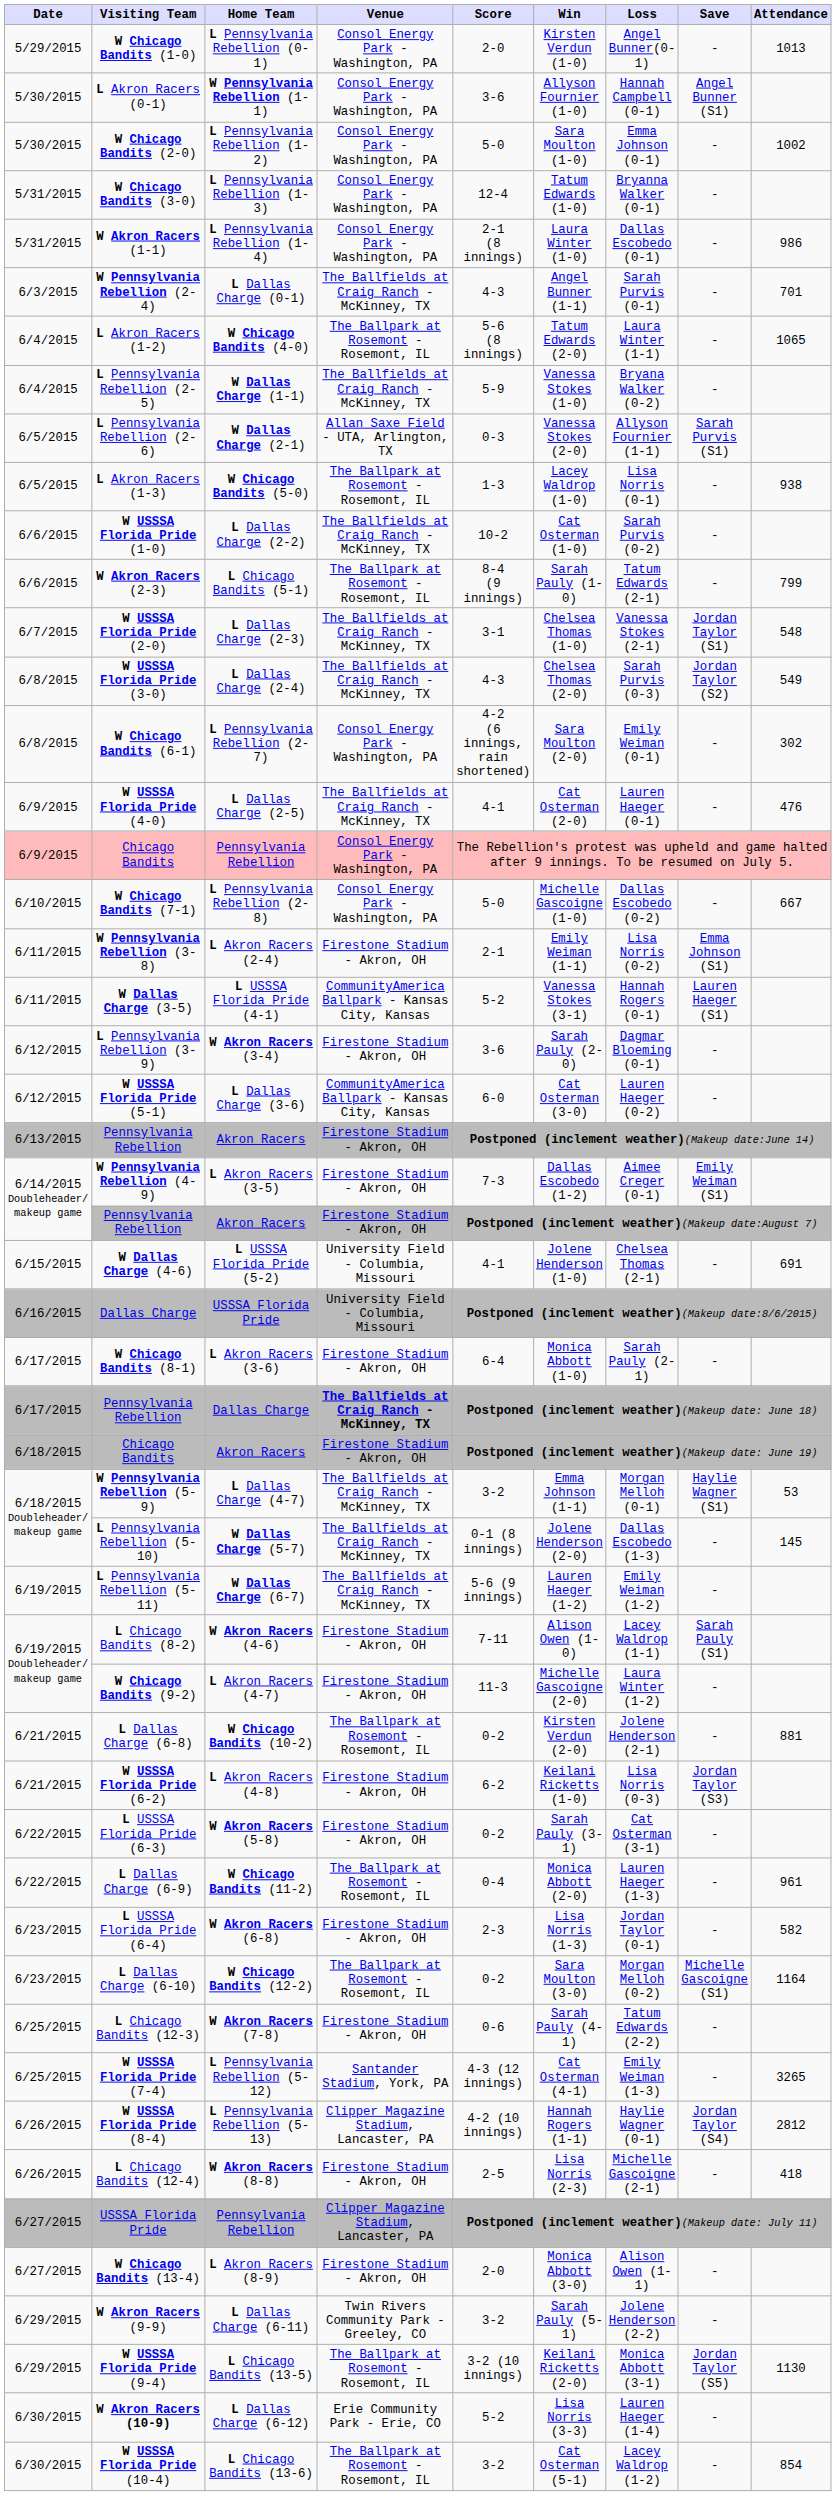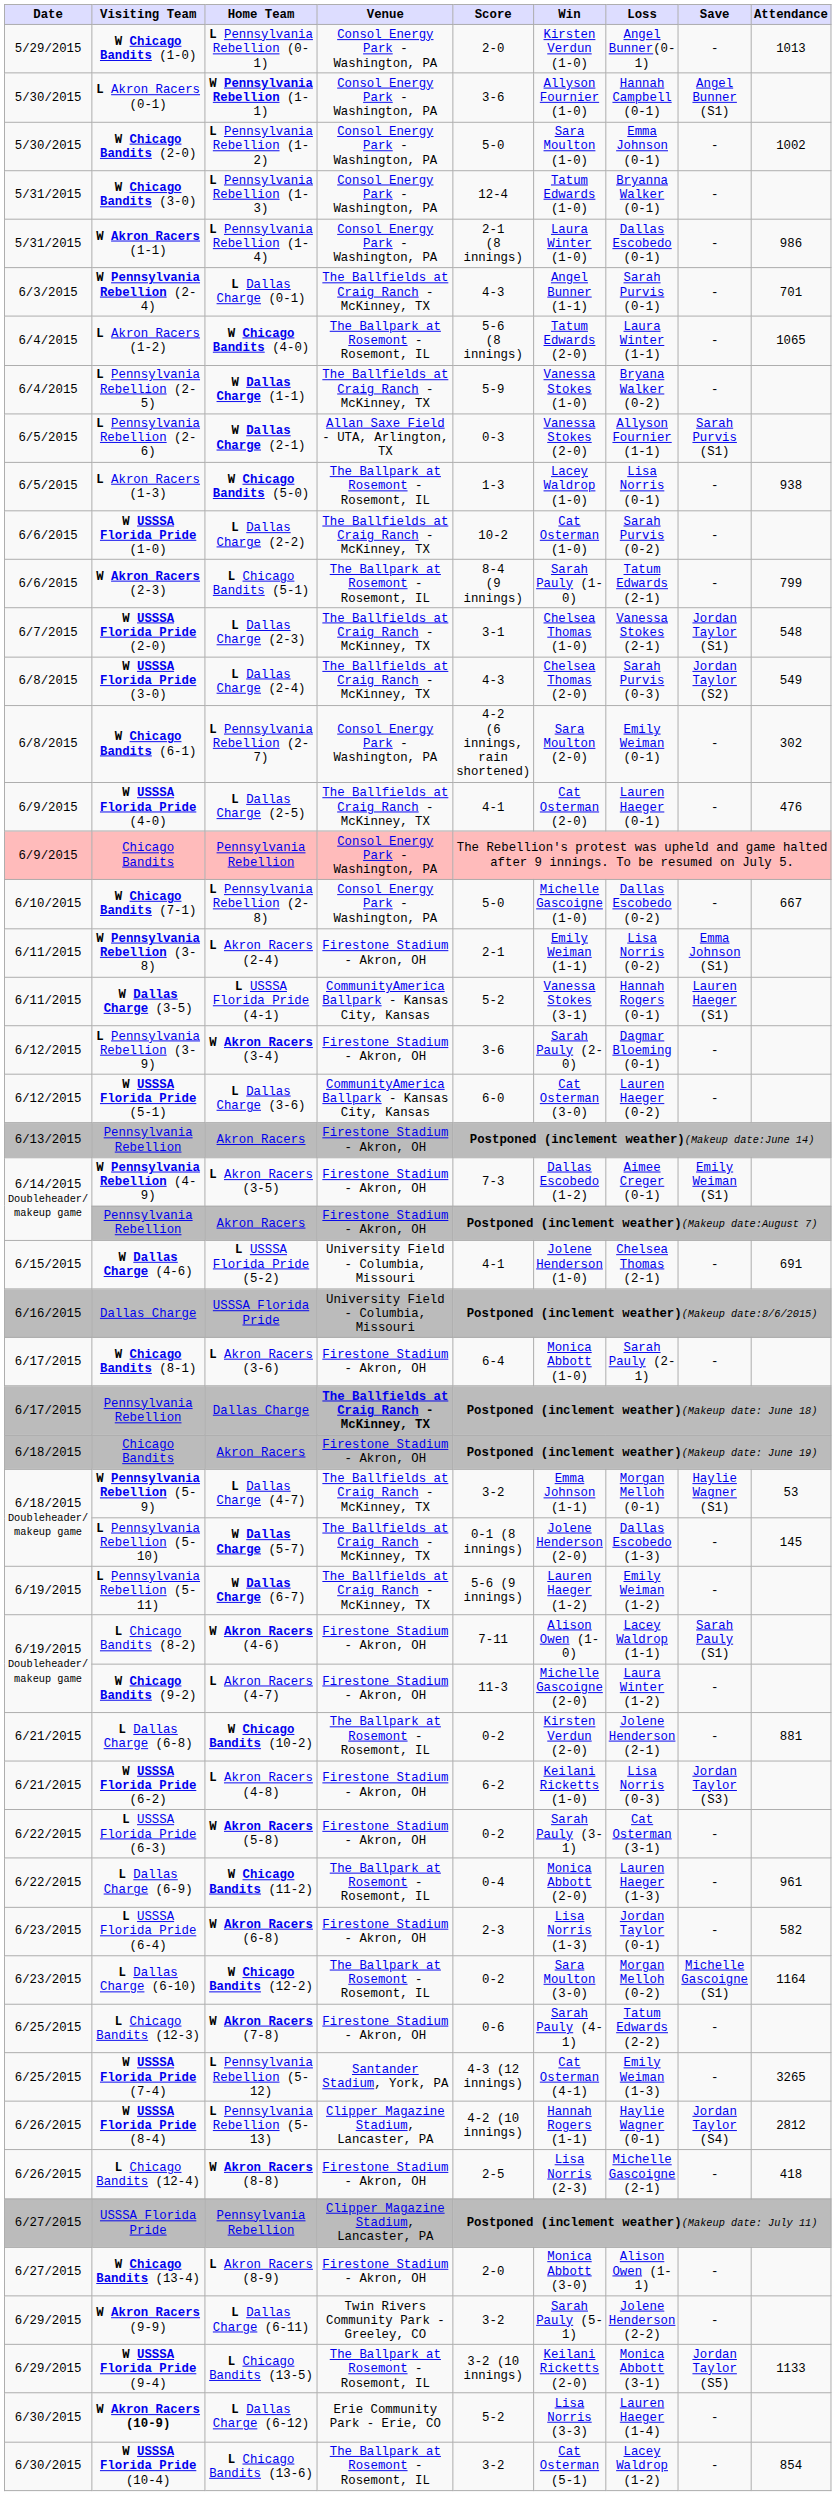(791, 2369) 1130 -> (791, 2369) 1133
